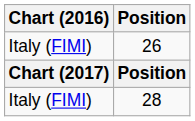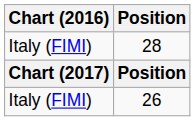rows swapped: (152, 101) <-> (152, 45)
